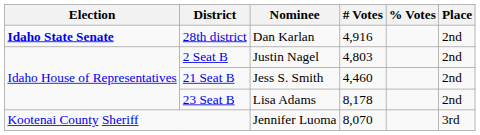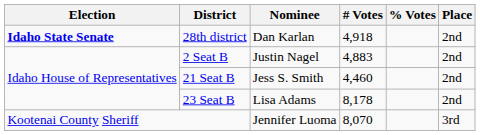(358, 36) 4,916 -> (358, 36) 4,918
(358, 57) 4,803 -> (358, 57) 4,883
